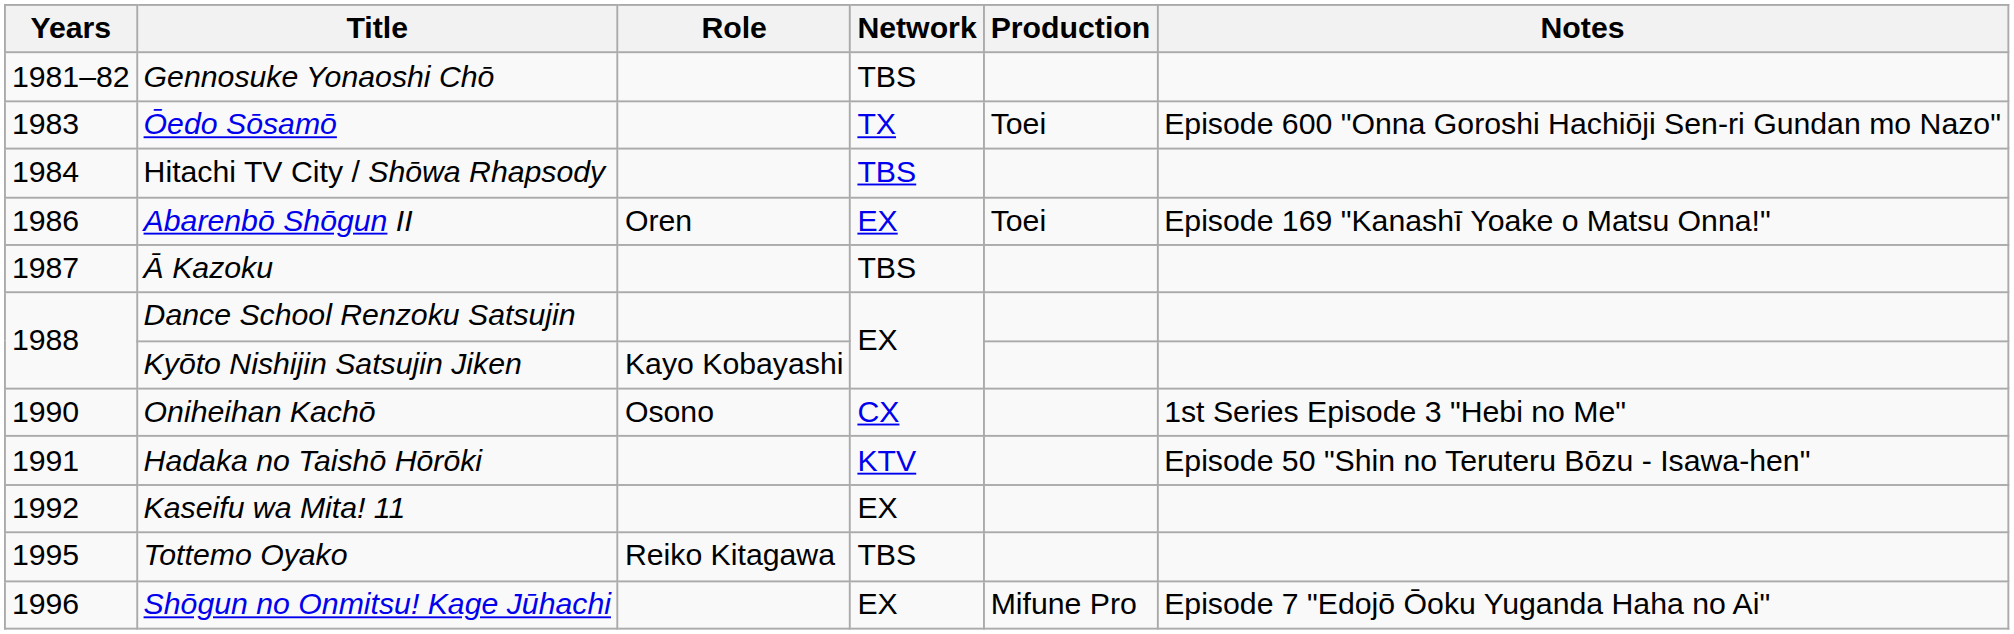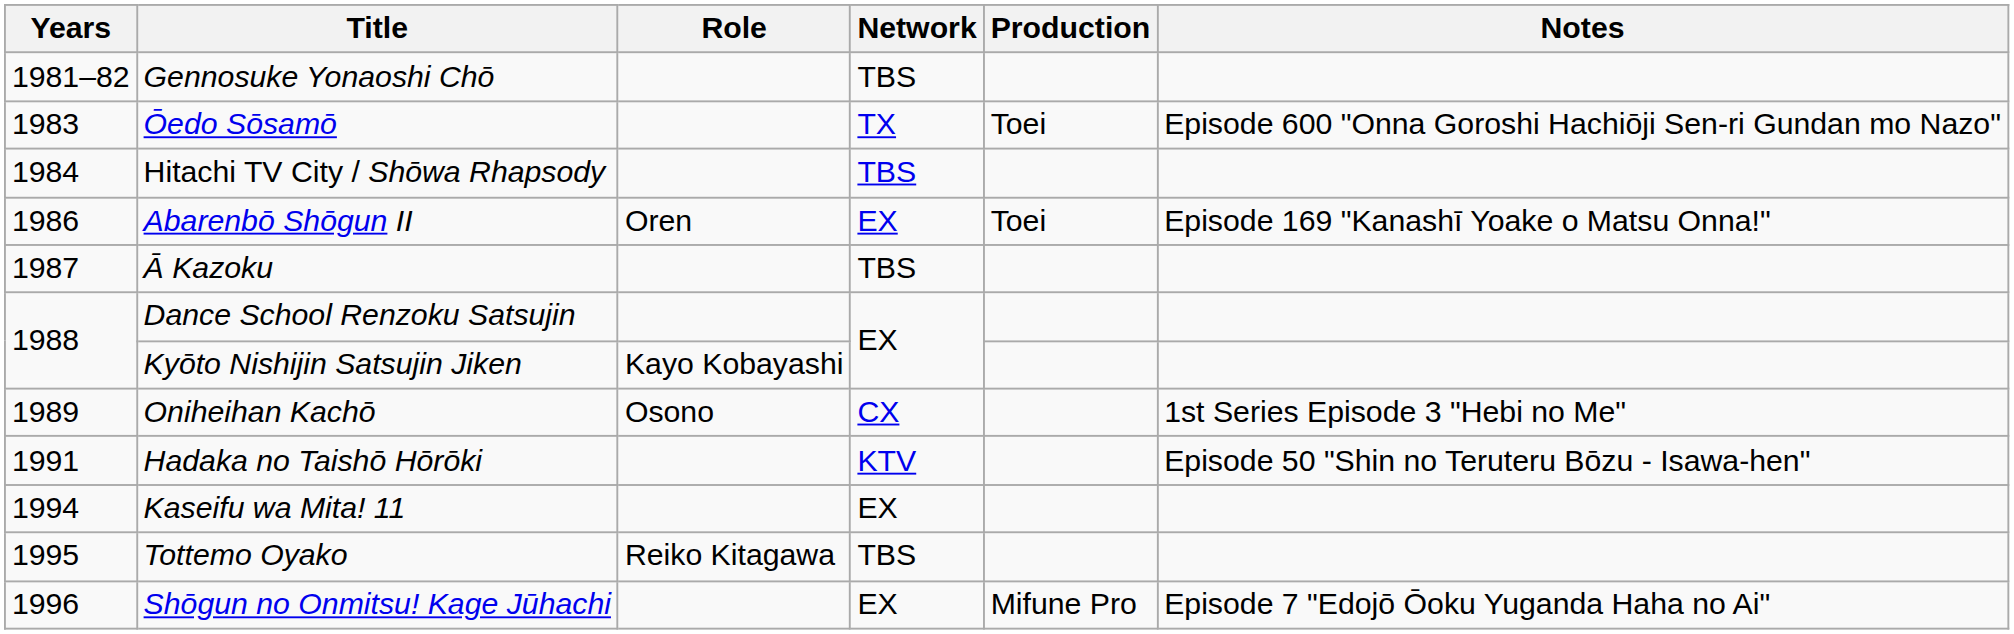(46, 412) 1990 -> (46, 412) 1989
(46, 508) 1992 -> (46, 508) 1994
